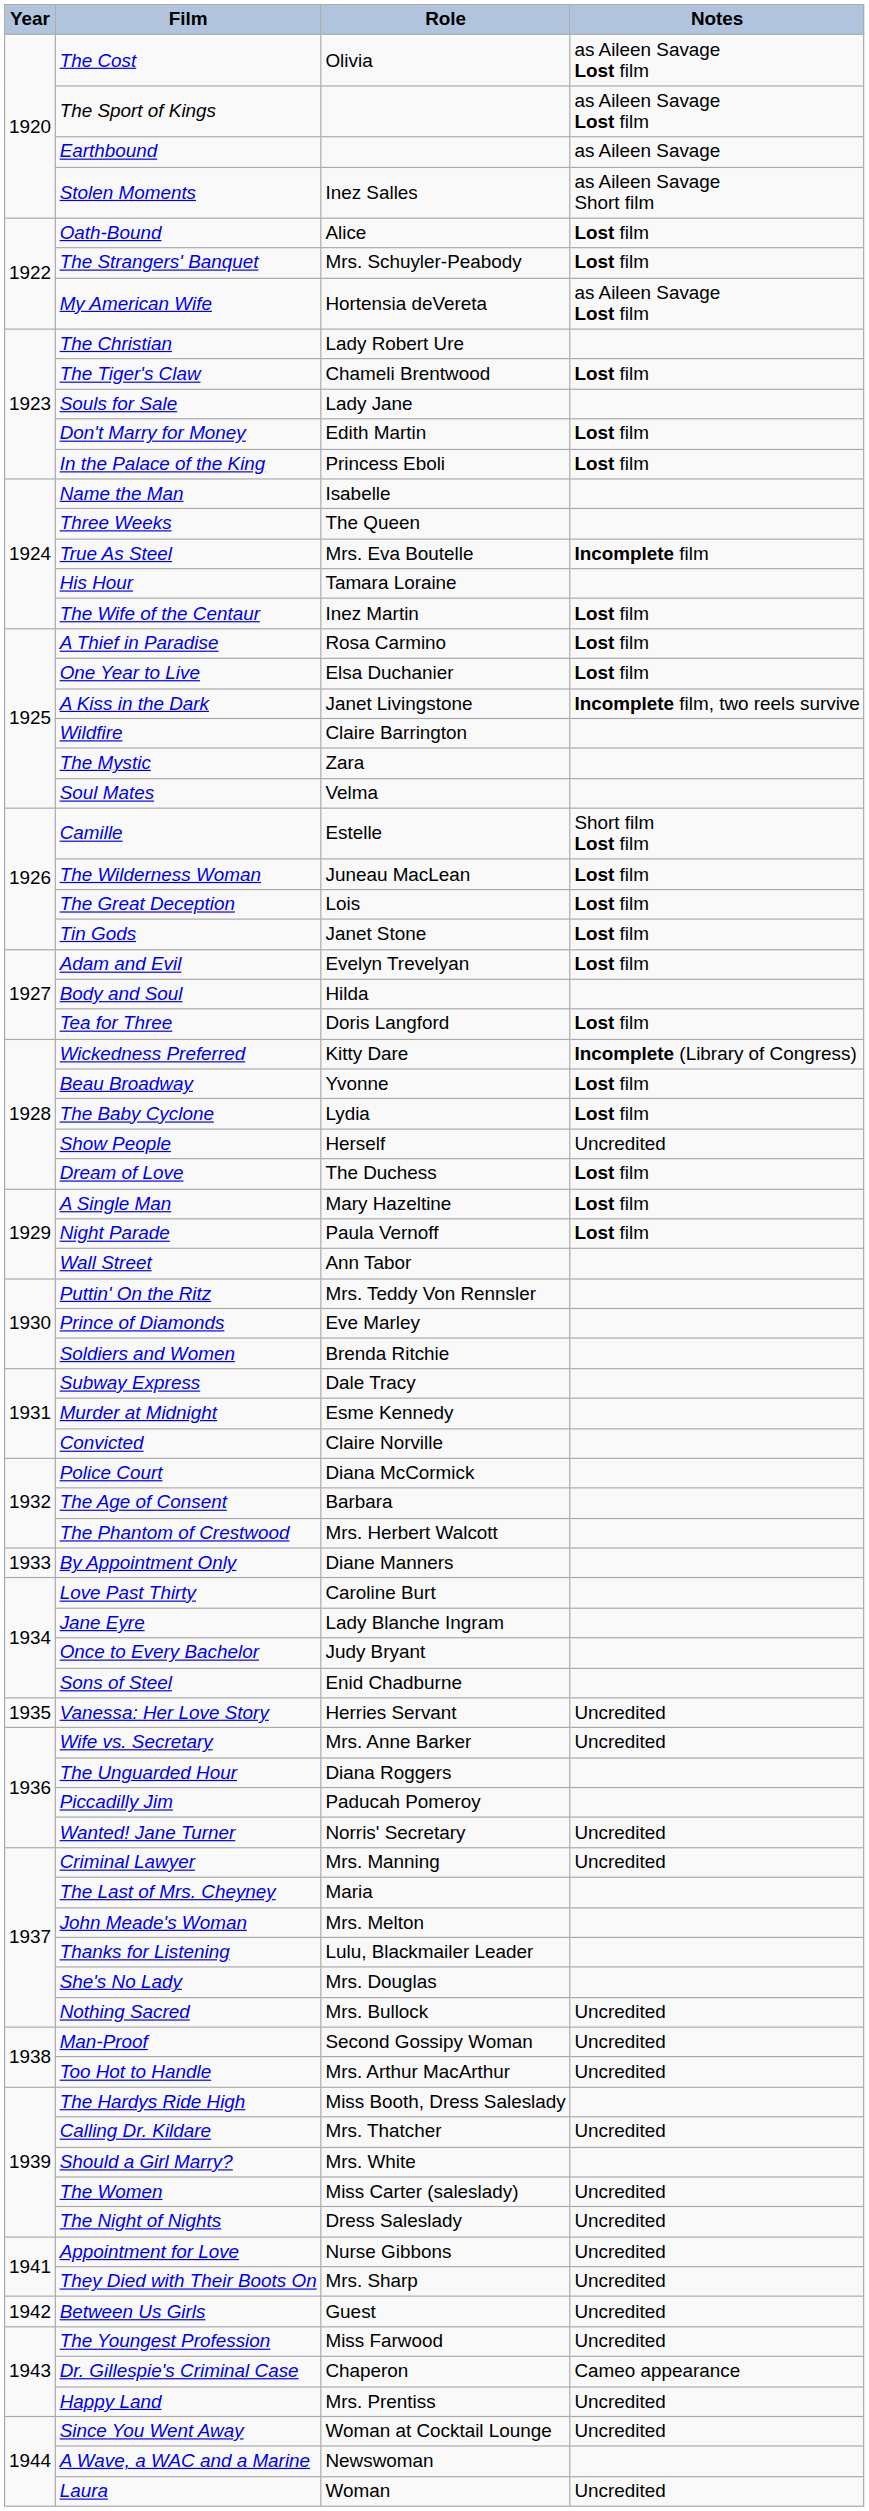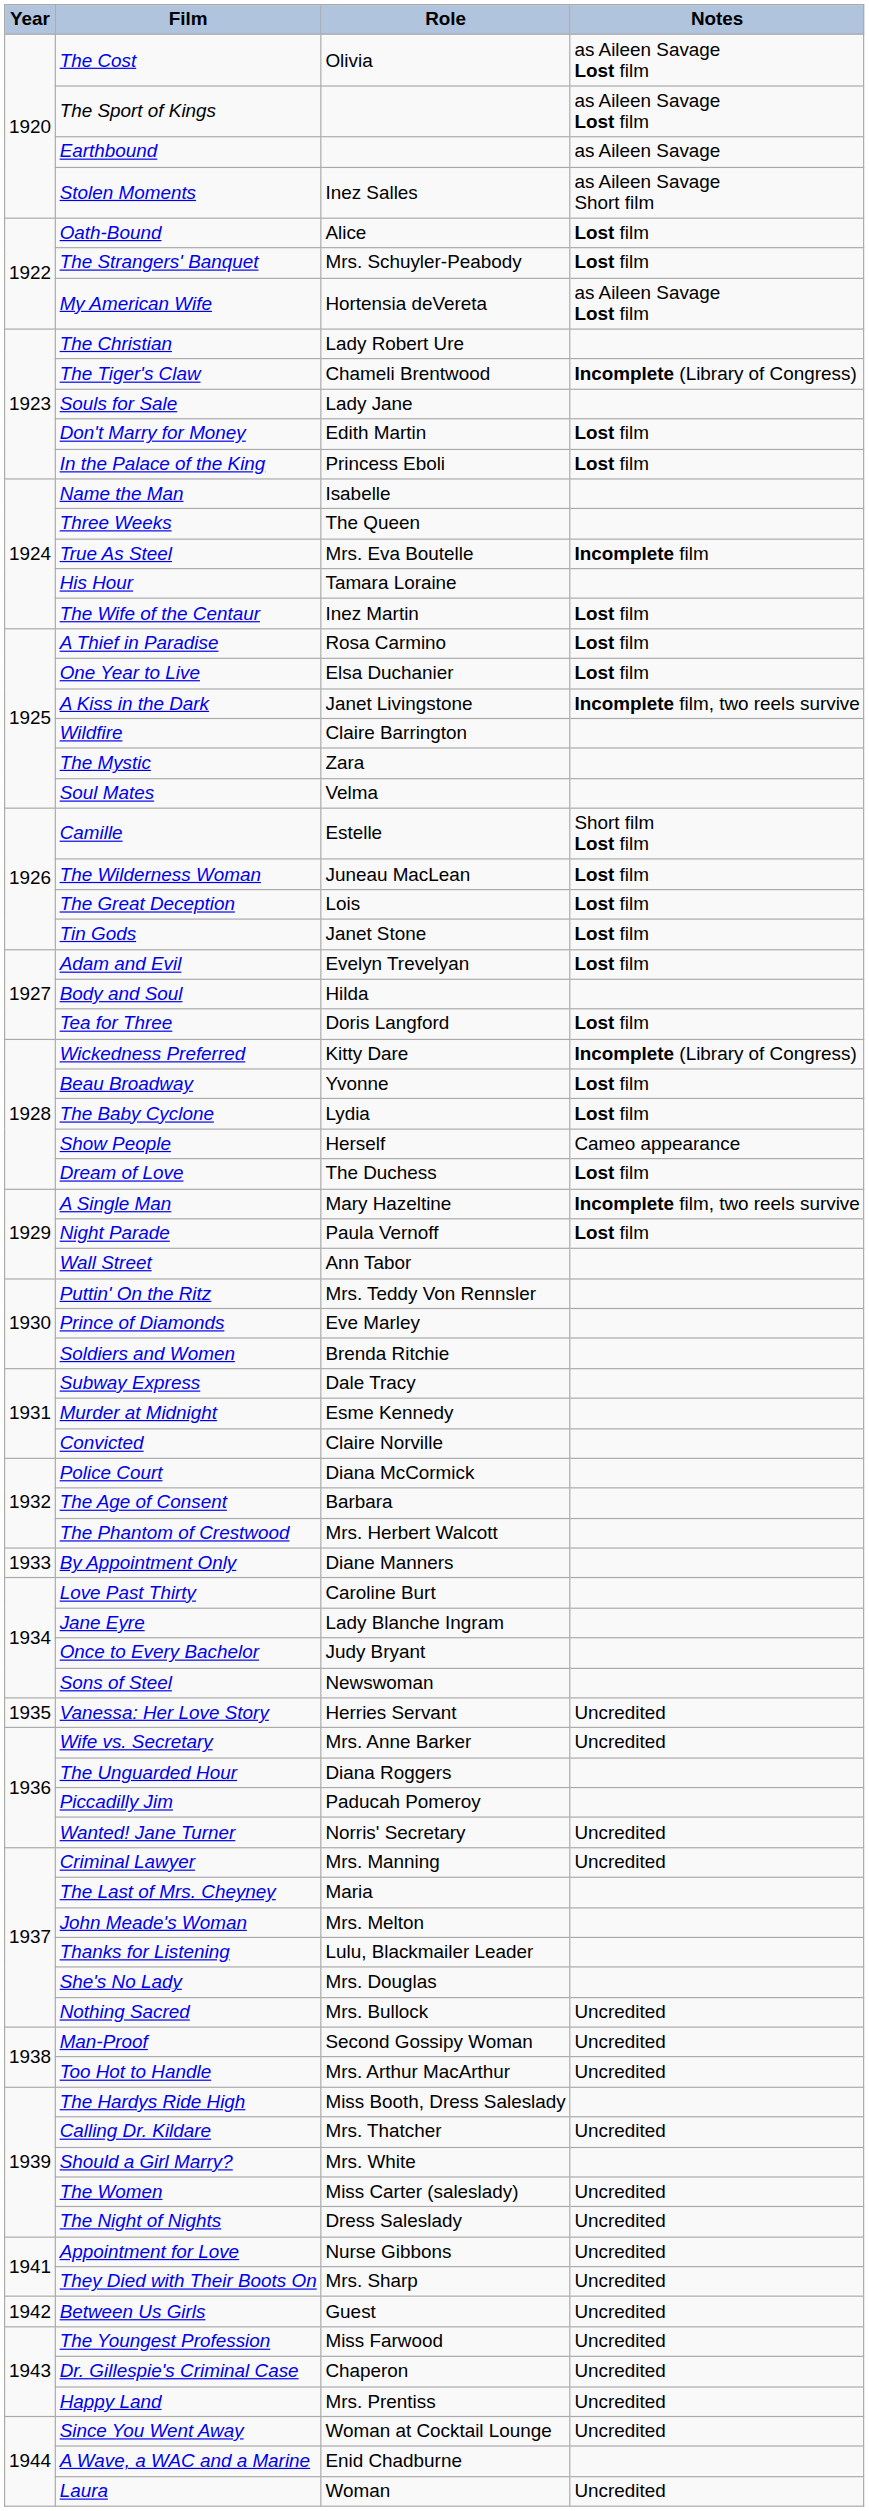(612, 373) Lost film -> (716, 373) Incomplete (Library of Congress)
(620, 1143) Uncredited -> (657, 1143) Cameo appearance
(612, 1203) Lost film -> (717, 1203) Incomplete film, two reels survive
(394, 1682) Enid Chadburne -> (379, 1682) Newswoman
(657, 2371) Cameo appearance -> (620, 2371) Uncredited
(379, 2461) Newswoman -> (394, 2461) Enid Chadburne
